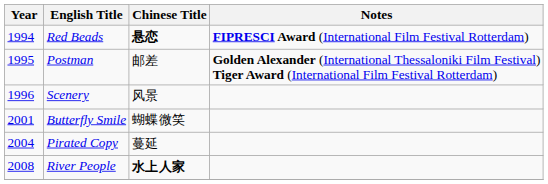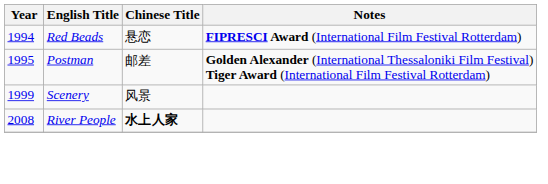(145, 36) bold -> (138, 36) normal
(21, 95) 1996 -> (21, 95) 1999
- row: (86, 119)
- row: (82, 142)
